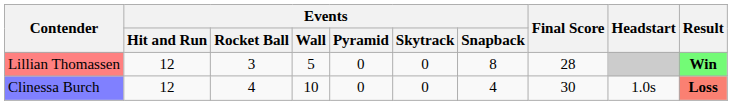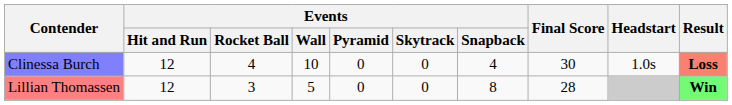rows swapped: (64, 64) <-> (54, 87)
